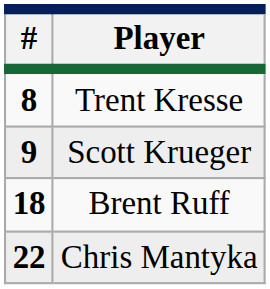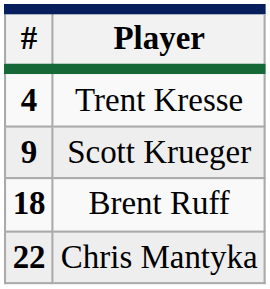(29, 99) 8 -> (29, 99) 4
